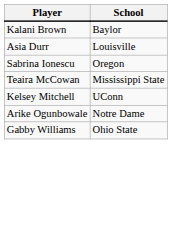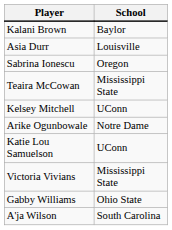+ row: (30, 148)
+ row: (41, 176)
+ row: (32, 216)
